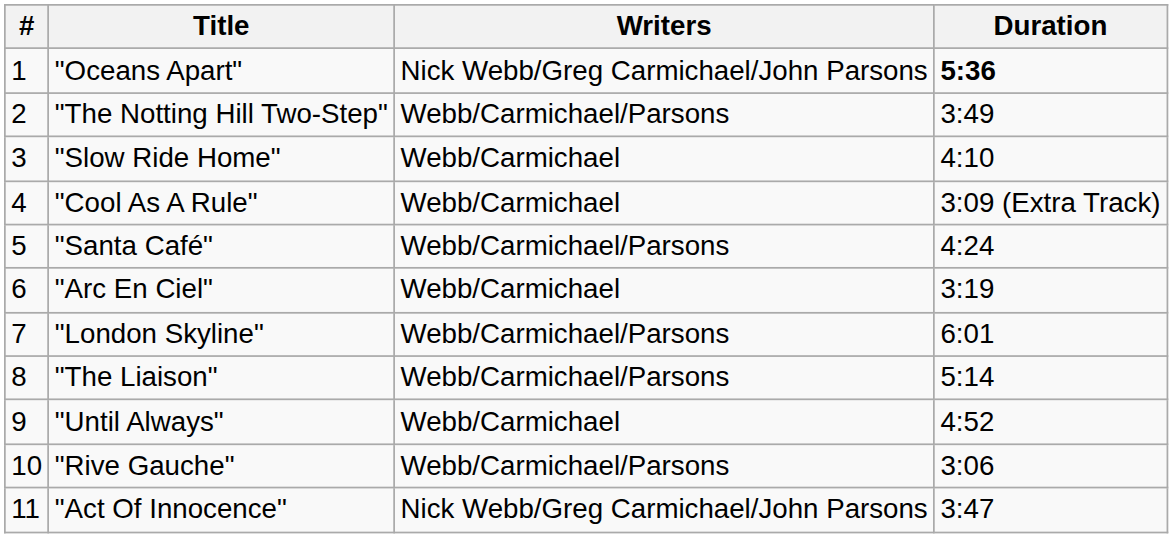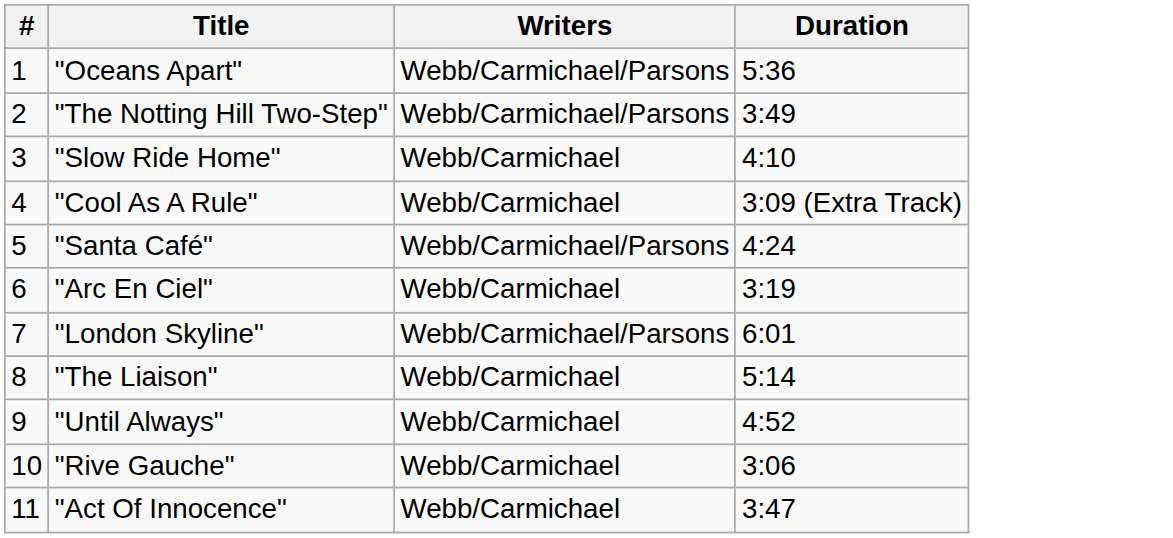(664, 70) Nick Webb/Greg Carmichael/John Parsons -> (565, 70) Webb/Carmichael/Parsons
(968, 70) bold -> (769, 70) normal
(565, 377) Webb/Carmichael/Parsons -> (510, 377) Webb/Carmichael
(565, 465) Webb/Carmichael/Parsons -> (510, 465) Webb/Carmichael
(664, 509) Nick Webb/Greg Carmichael/John Parsons -> (510, 509) Webb/Carmichael
